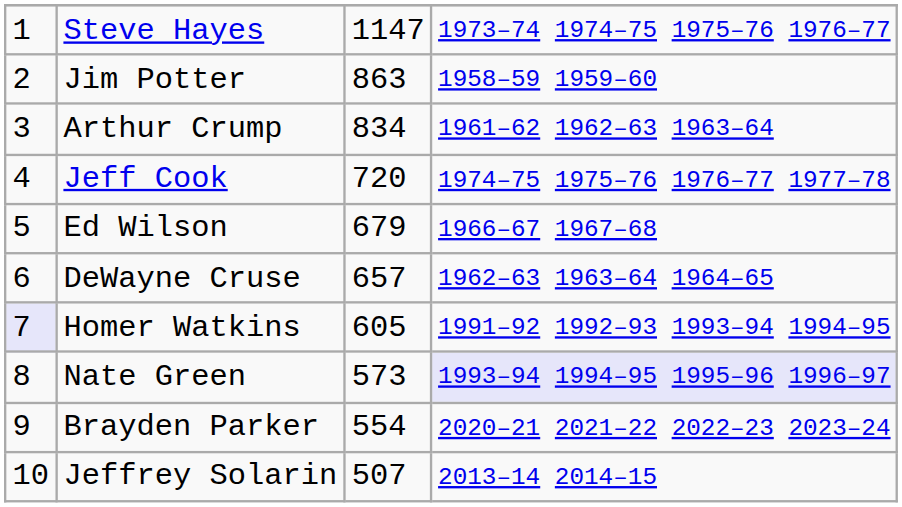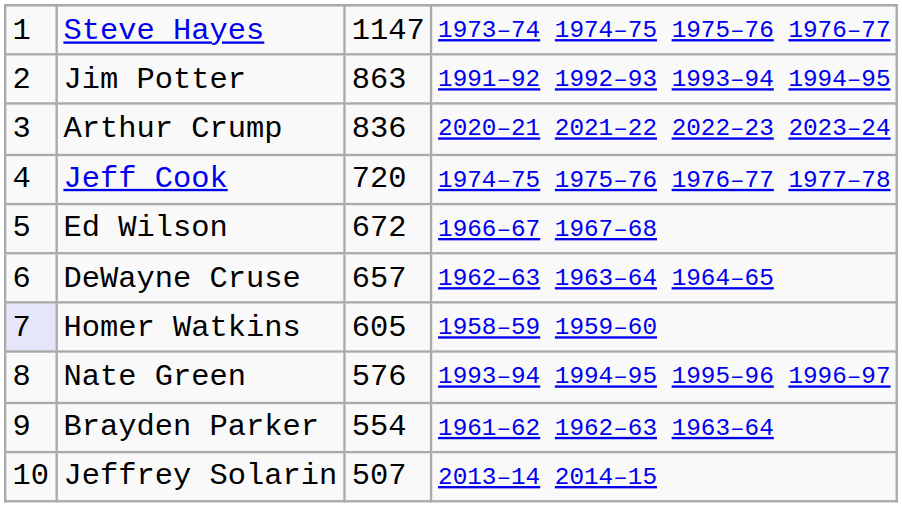(548, 80) 1958–59 1959–60 -> (664, 80) 1991–92 1992–93 1993–94 1994–95
(379, 129) 834 -> (379, 129) 836
(606, 129) 1961–62 1962–63 1963–64 -> (664, 129) 2020–21 2021–22 2022–23 2023–24
(379, 228) 679 -> (379, 228) 672
(664, 327) 1991–92 1992–93 1993–94 1994–95 -> (548, 327) 1958–59 1959–60
(379, 377) 573 -> (379, 377) 576
(664, 377) lavender background -> (664, 377) no background
(664, 427) 2020–21 2021–22 2022–23 2023–24 -> (606, 427) 1961–62 1962–63 1963–64
